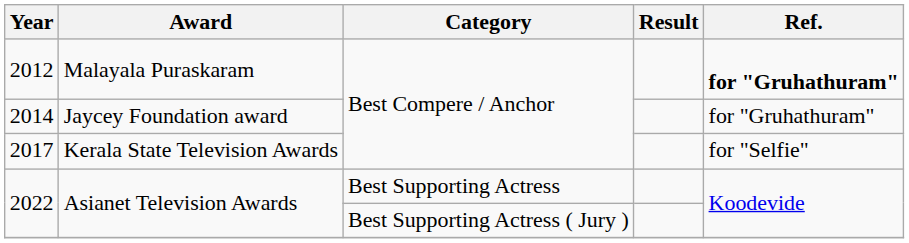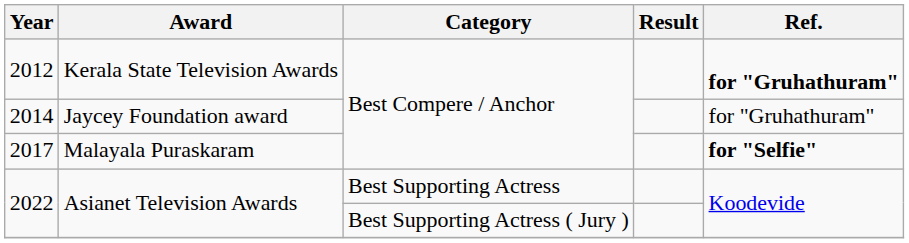(159, 68) Malayala Puraskaram -> (201, 68) Kerala State Television Awards
(201, 150) Kerala State Television Awards -> (159, 150) Malayala Puraskaram
(759, 150) normal -> (763, 150) bold
